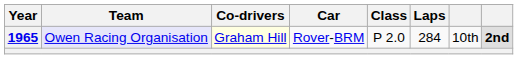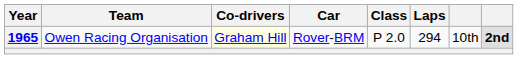(126, 37) lavender background -> (126, 37) no background
(430, 37) 284 -> (430, 37) 294
